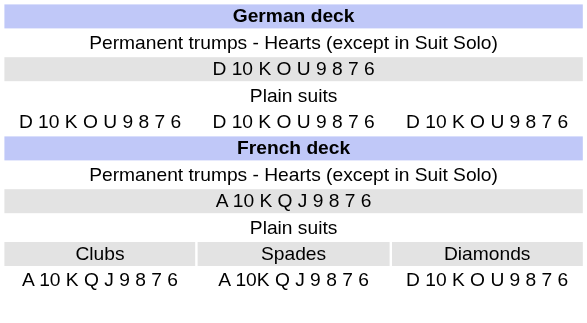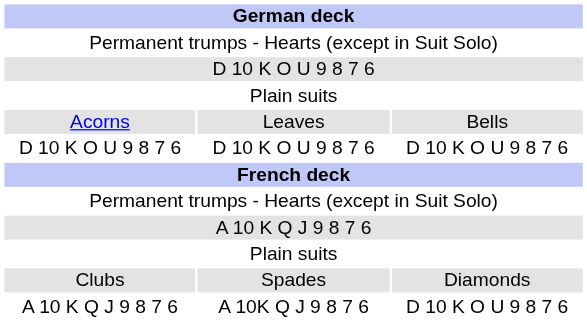+ row: (100, 121)
